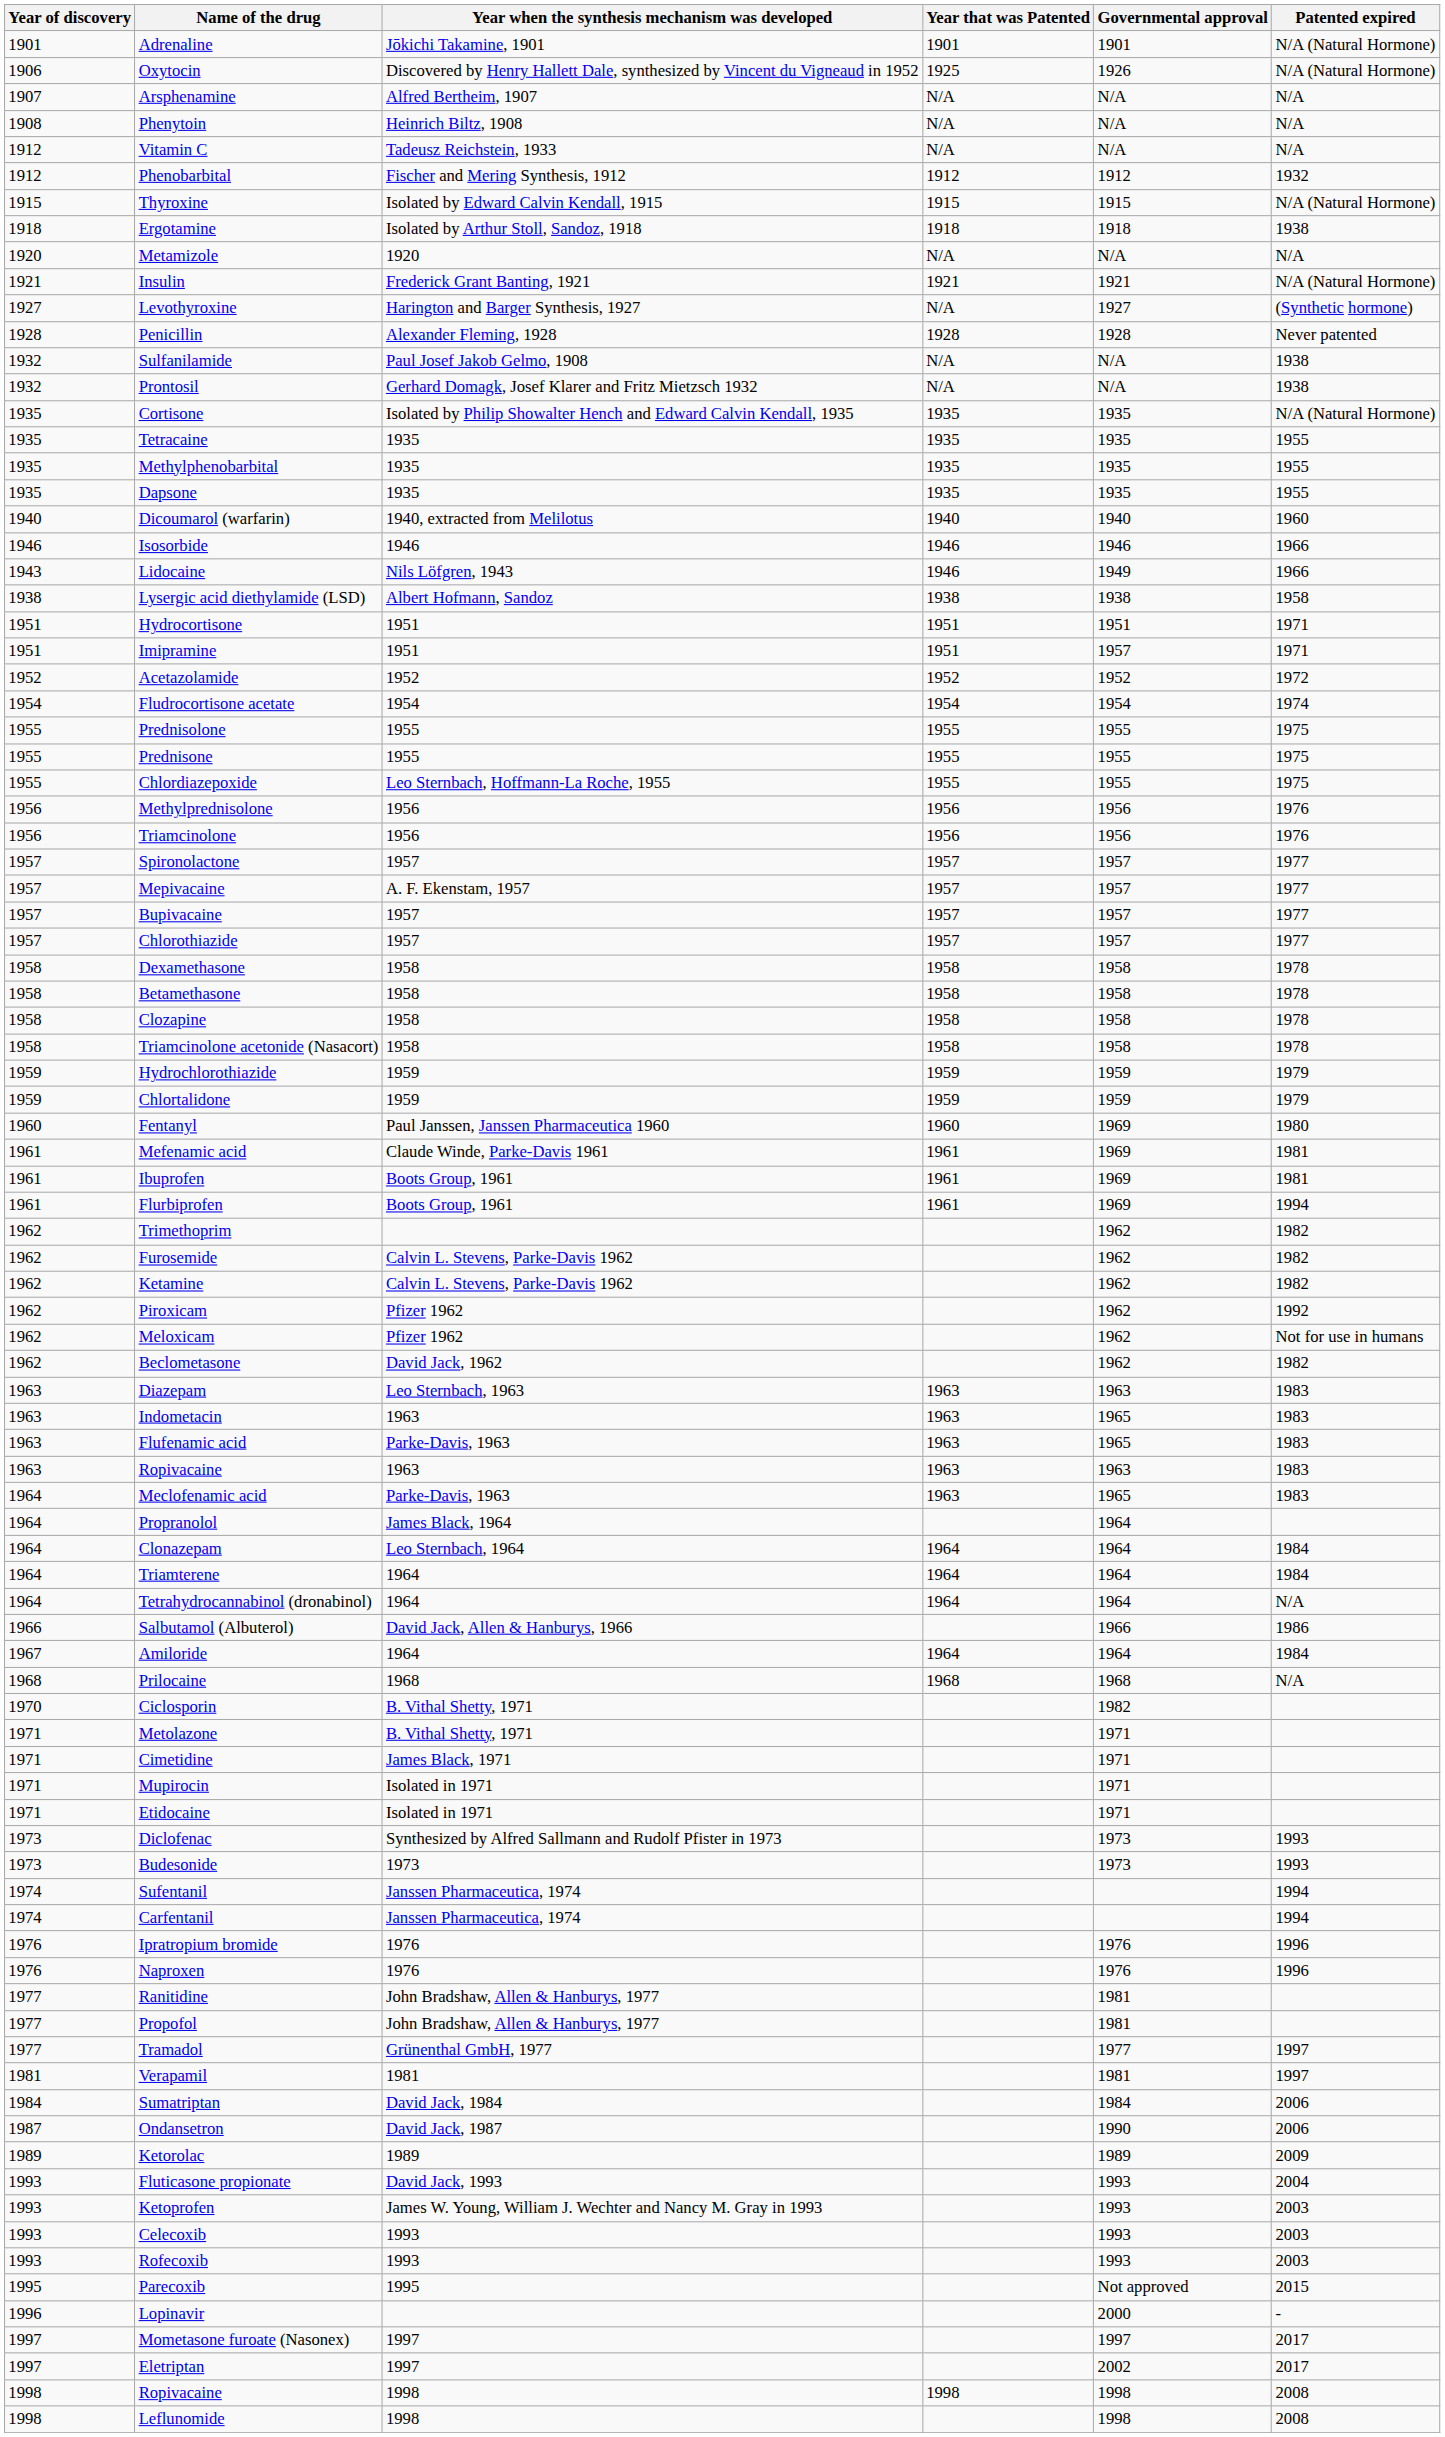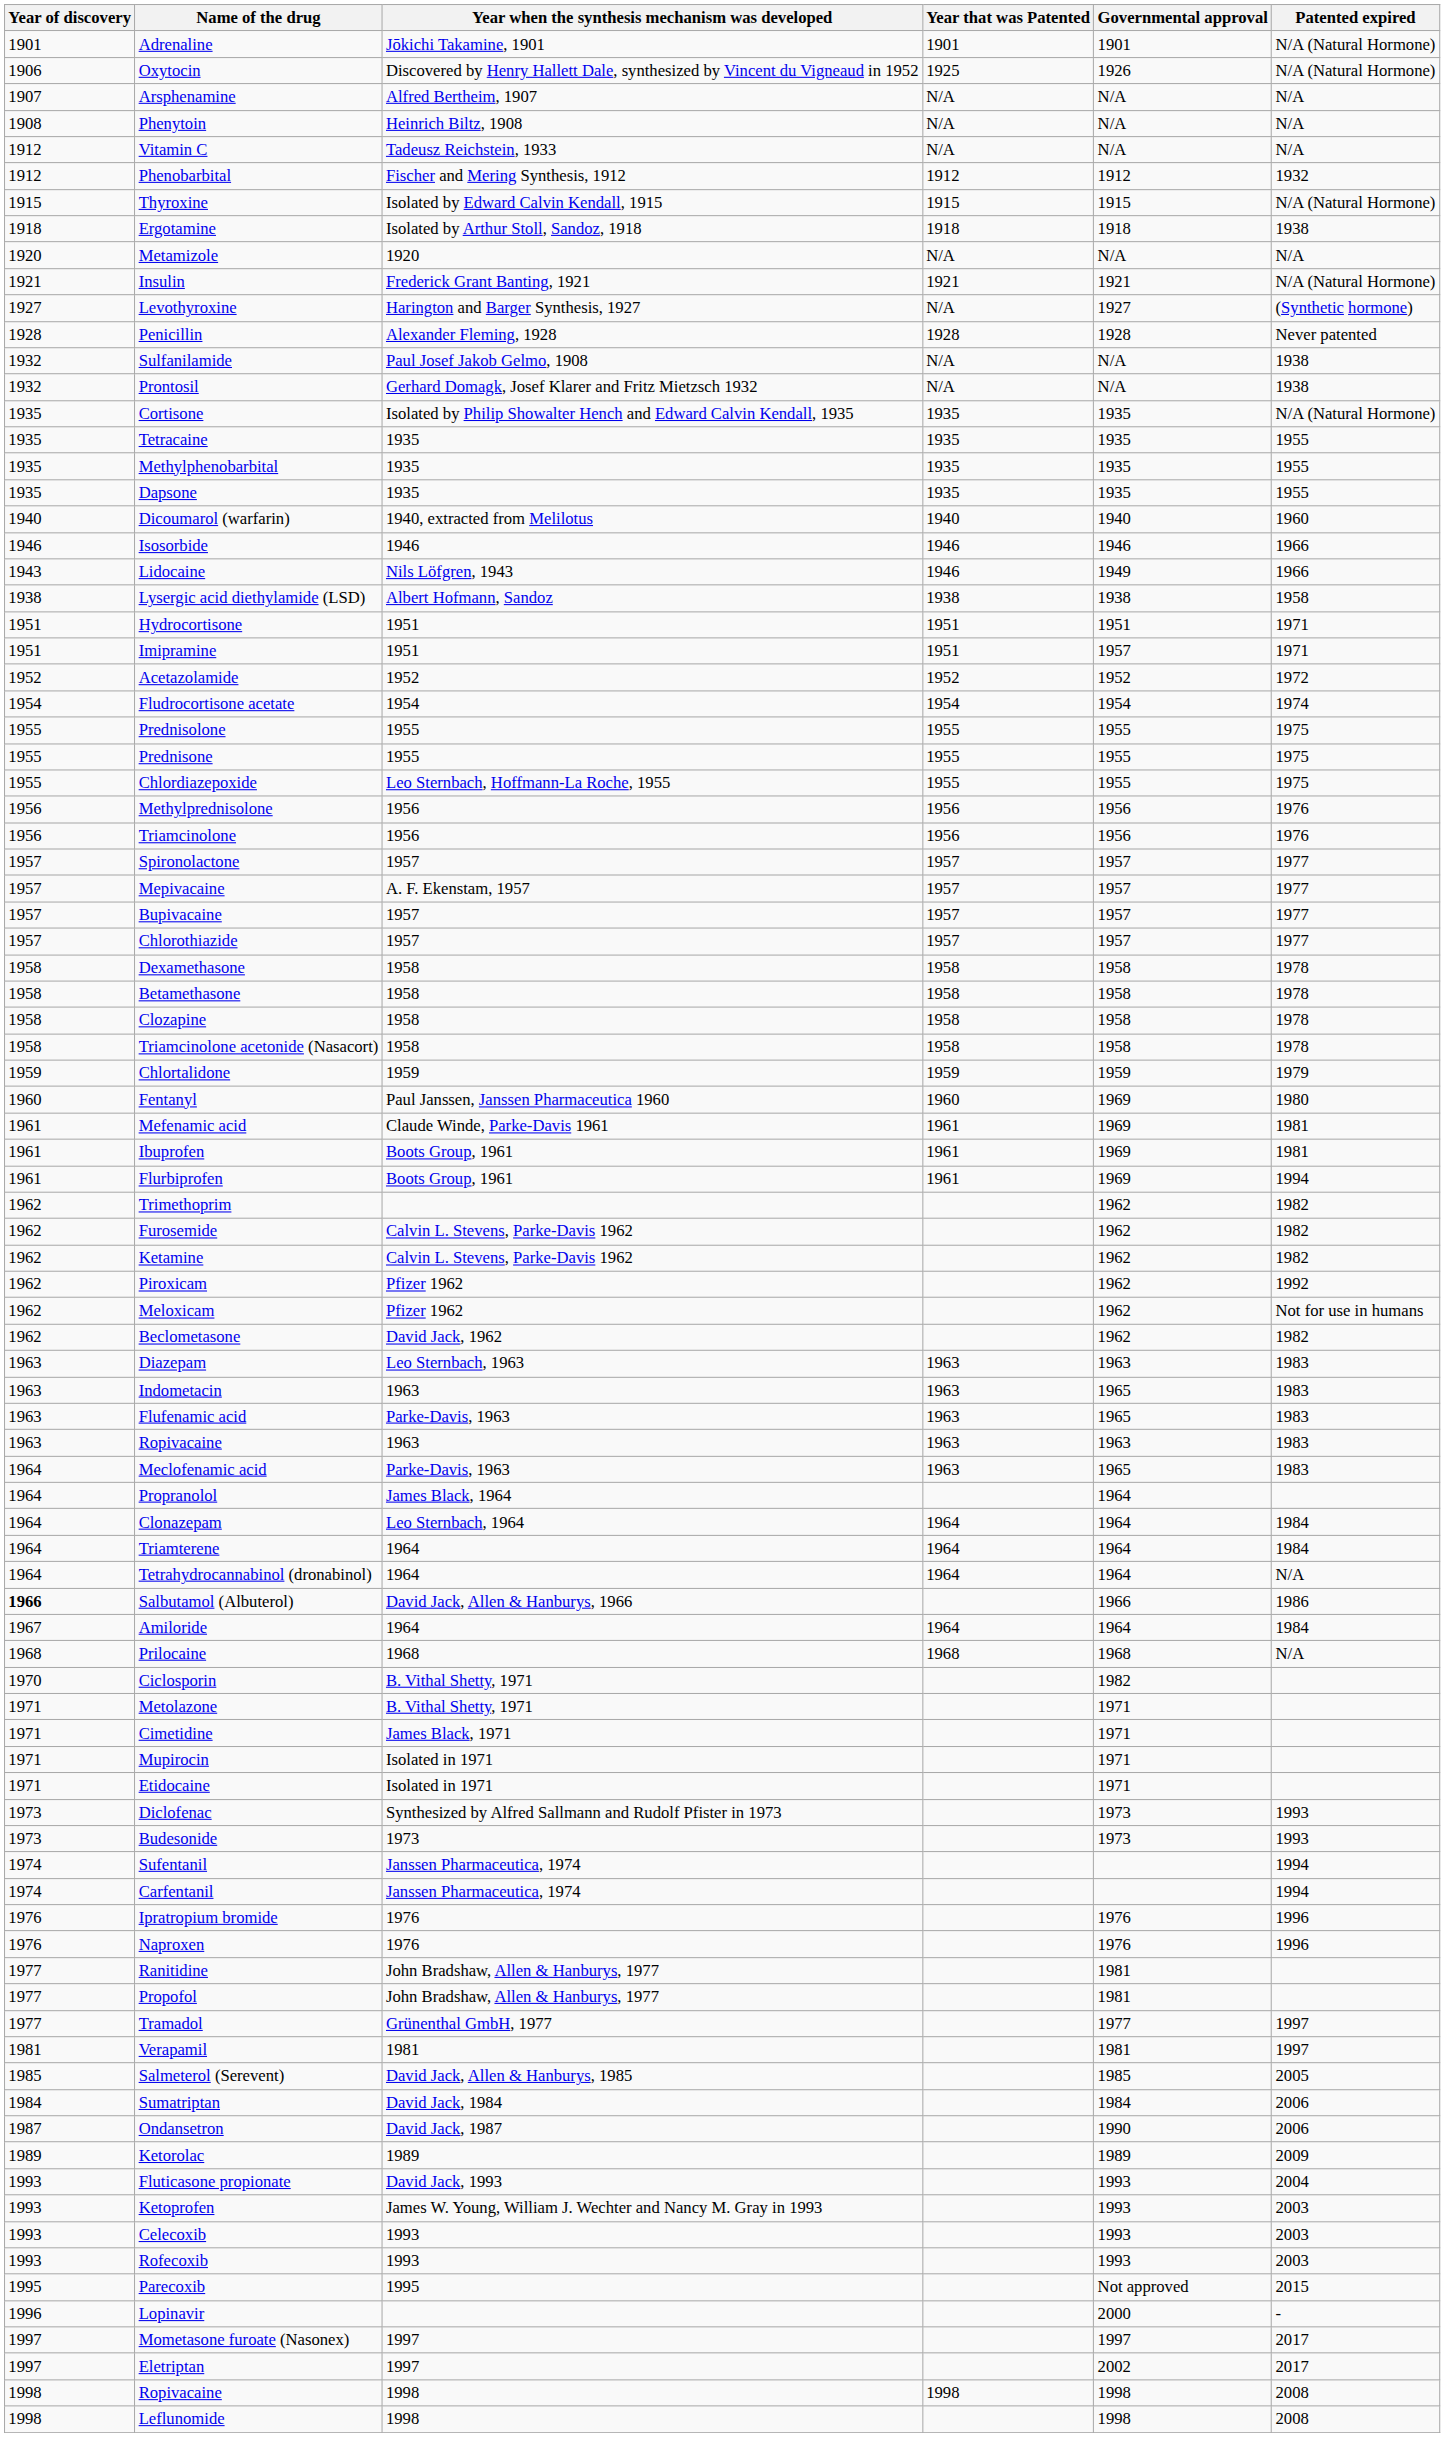- row: (207, 1073)
(25, 1627) normal -> (25, 1601) bold
+ row: (211, 2076)
